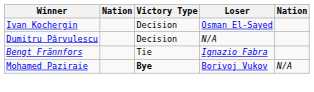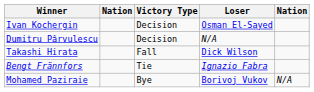+ row: (42, 53)
(144, 66) bold -> (144, 80) normal
